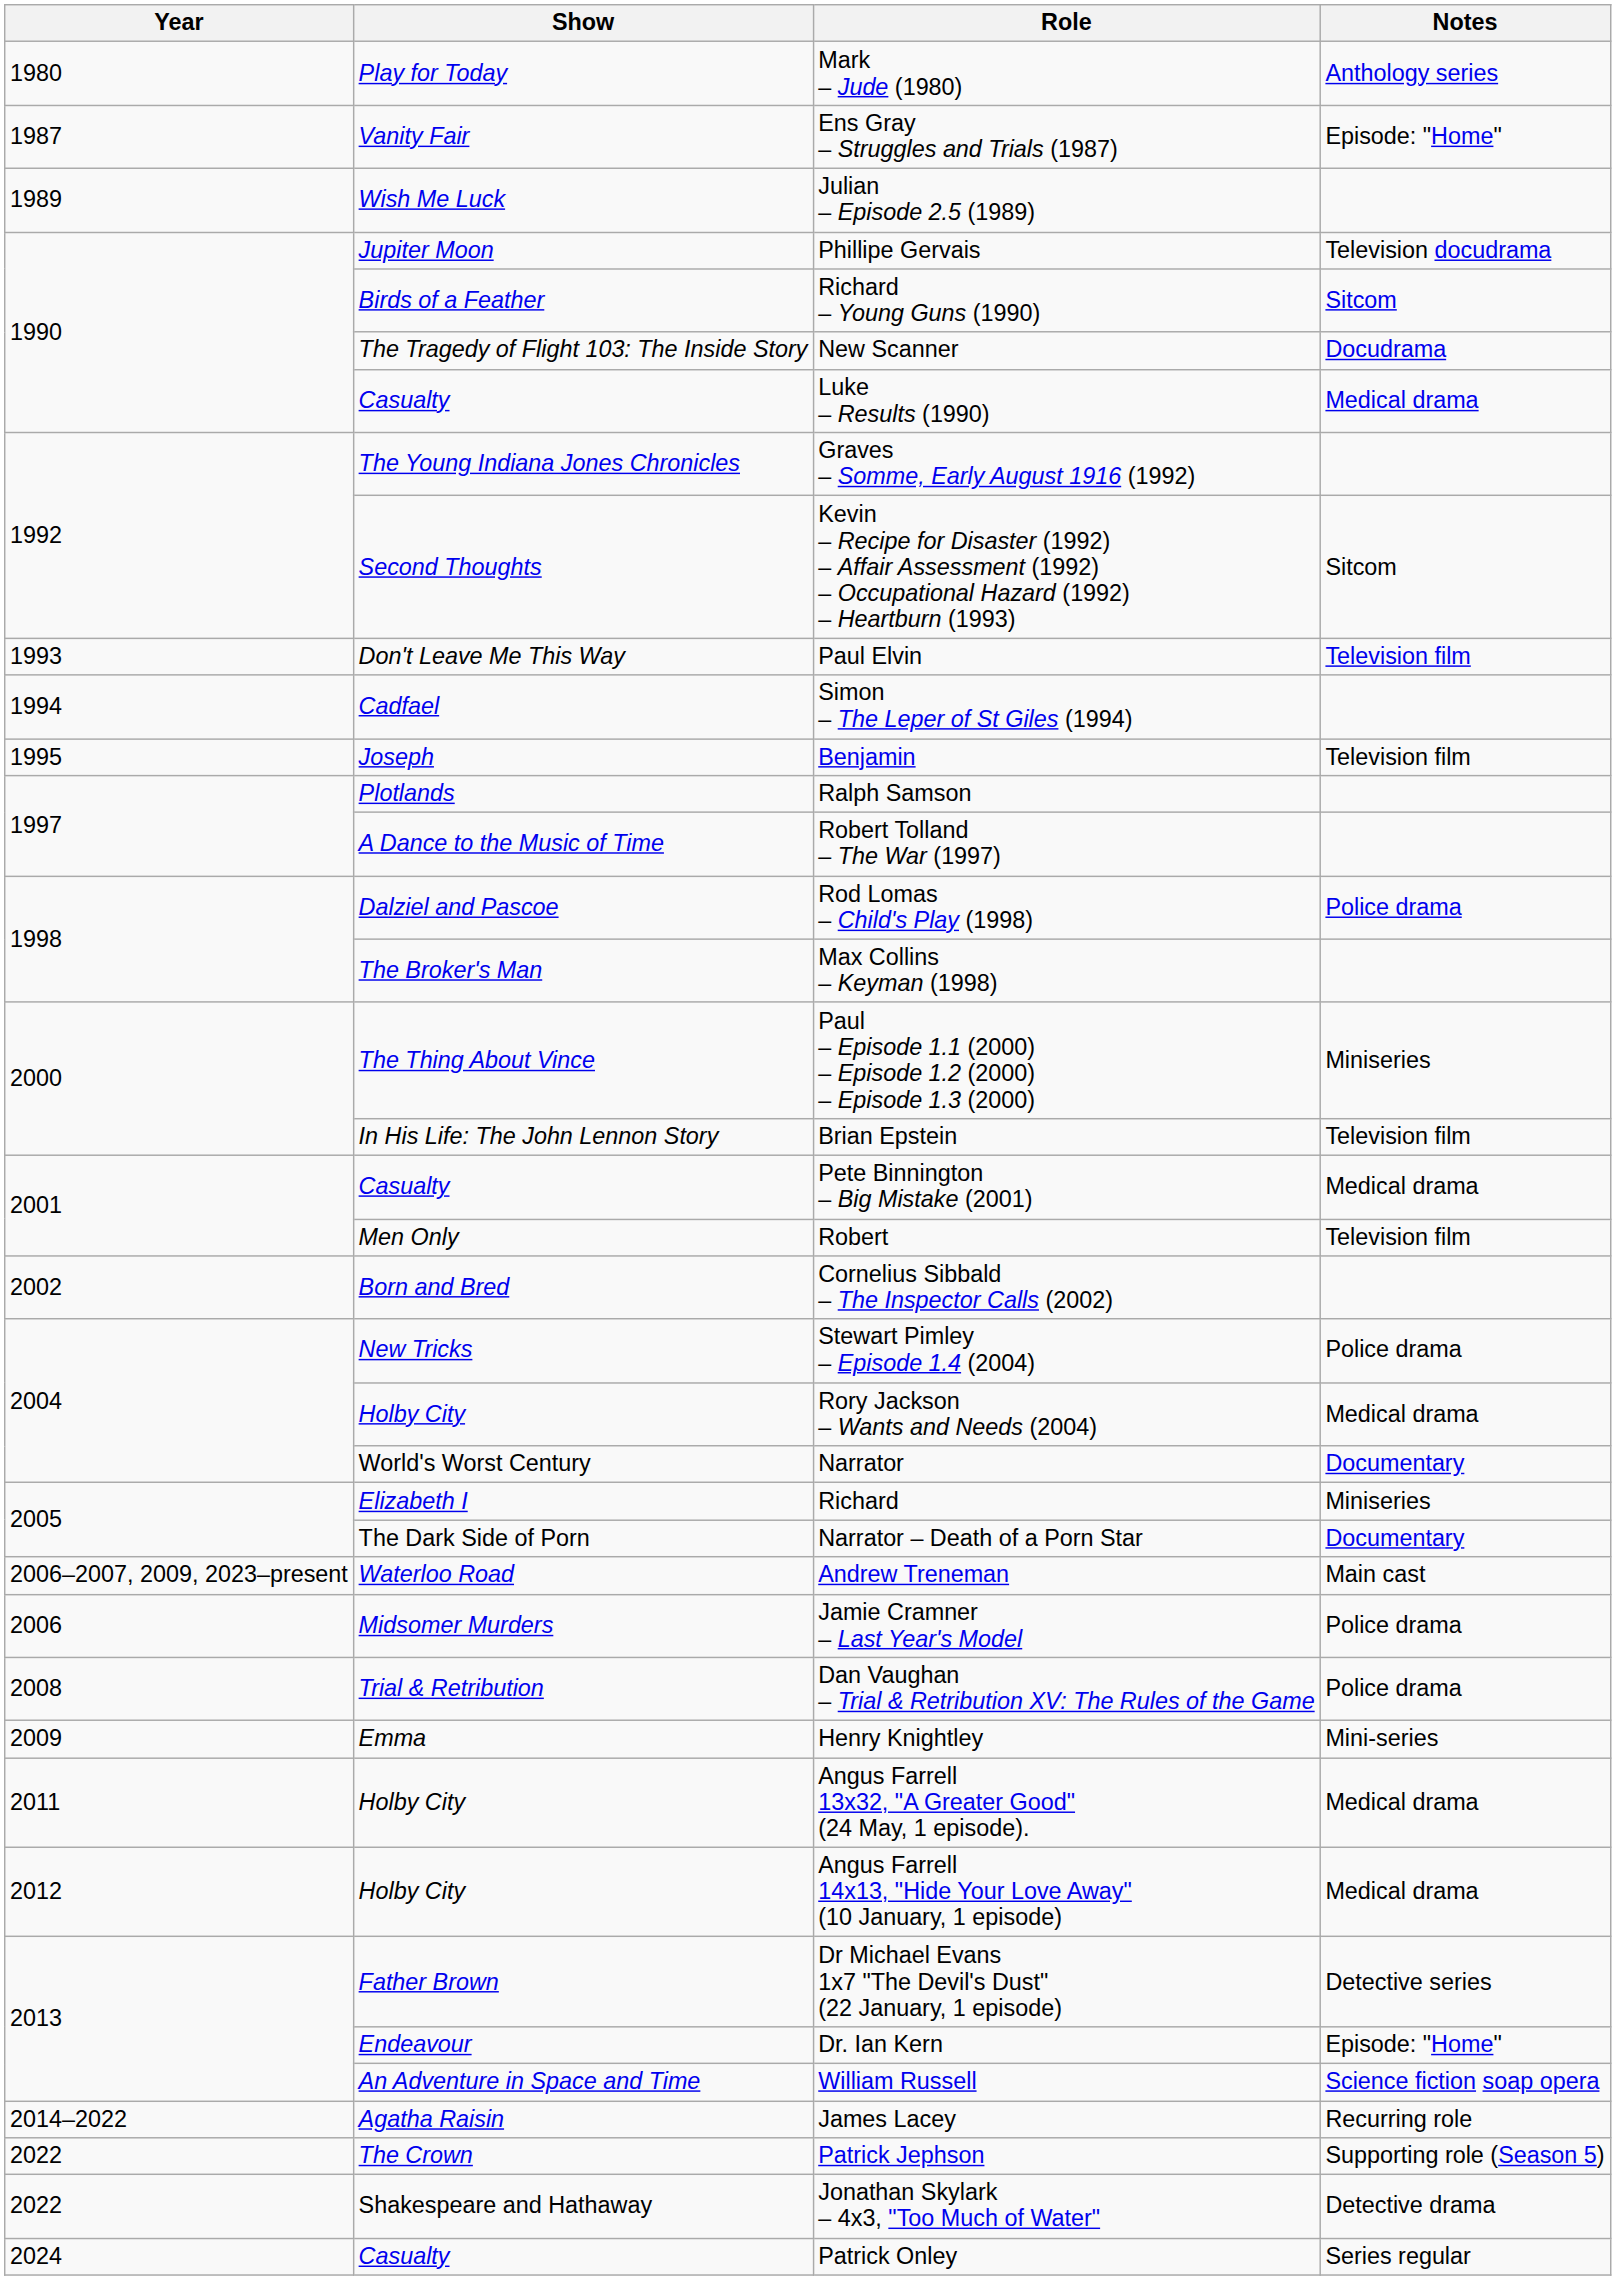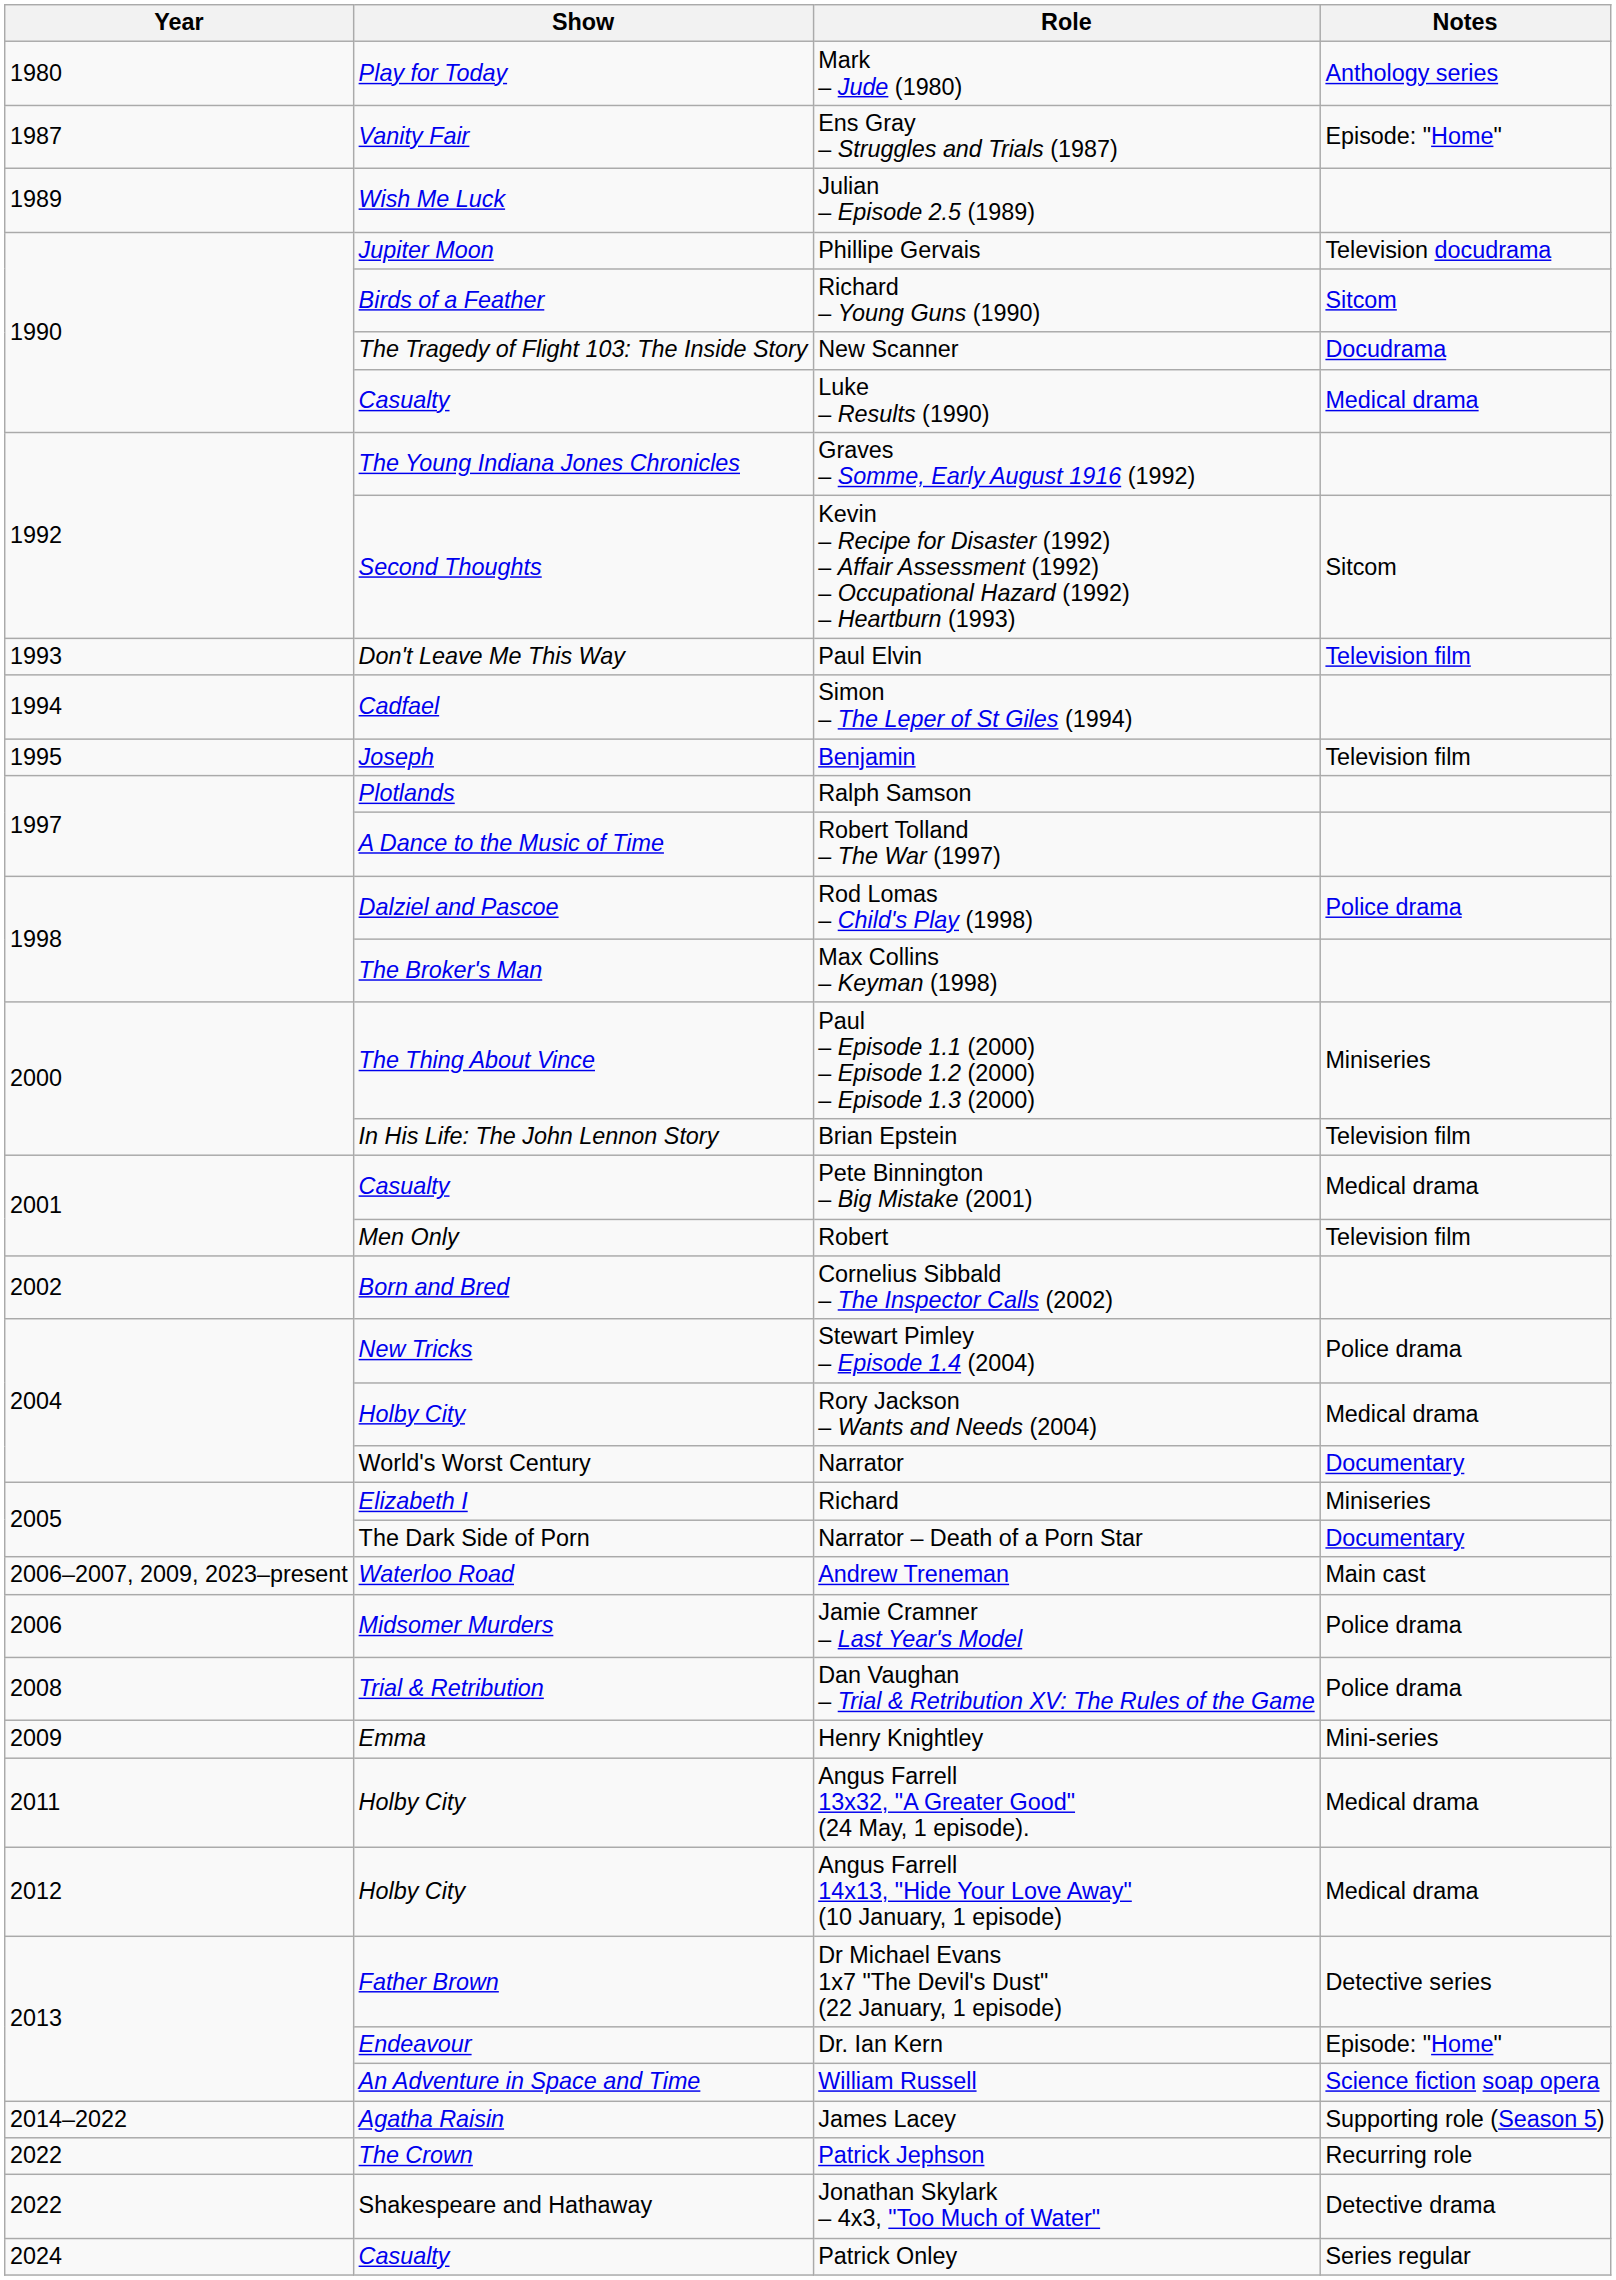(1399, 2118) Recurring role -> (1465, 2118) Supporting role (Season 5)
(1465, 2155) Supporting role (Season 5) -> (1399, 2155) Recurring role
